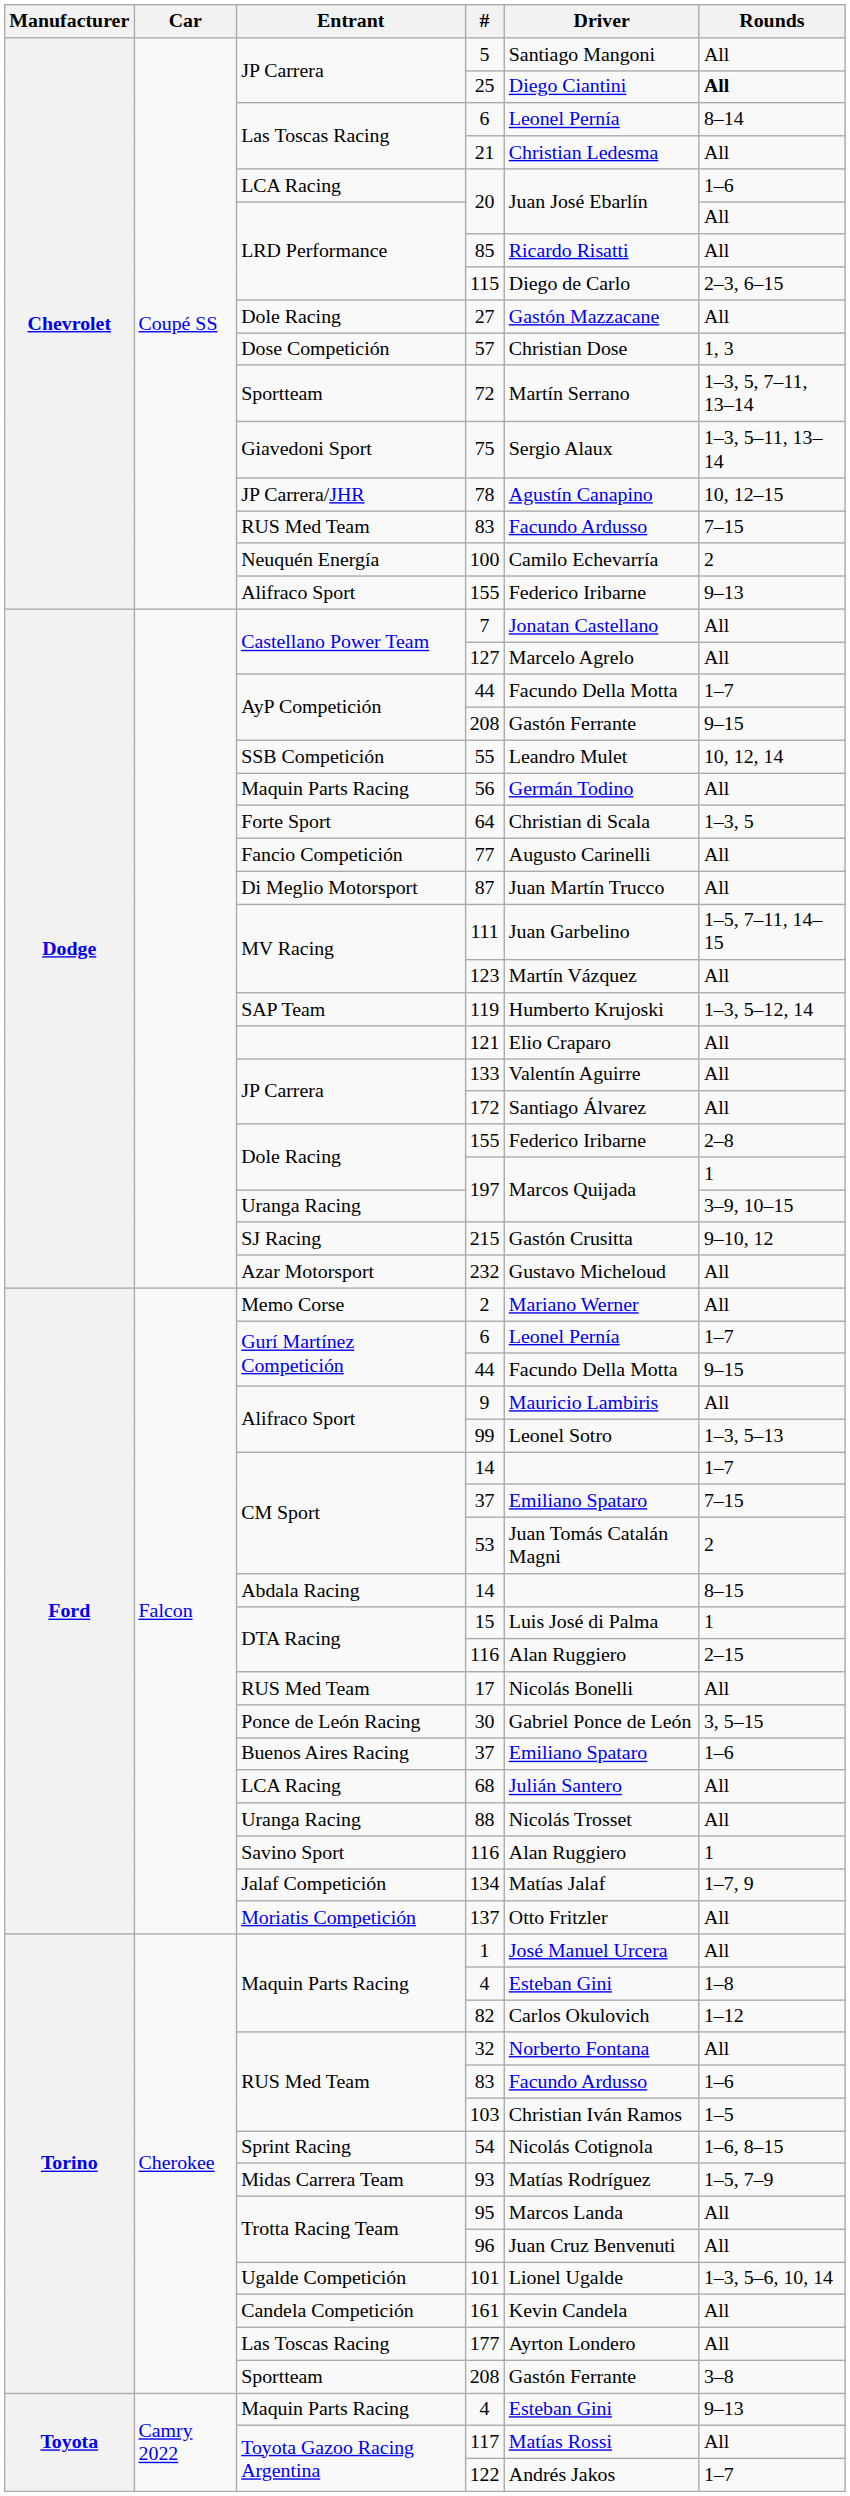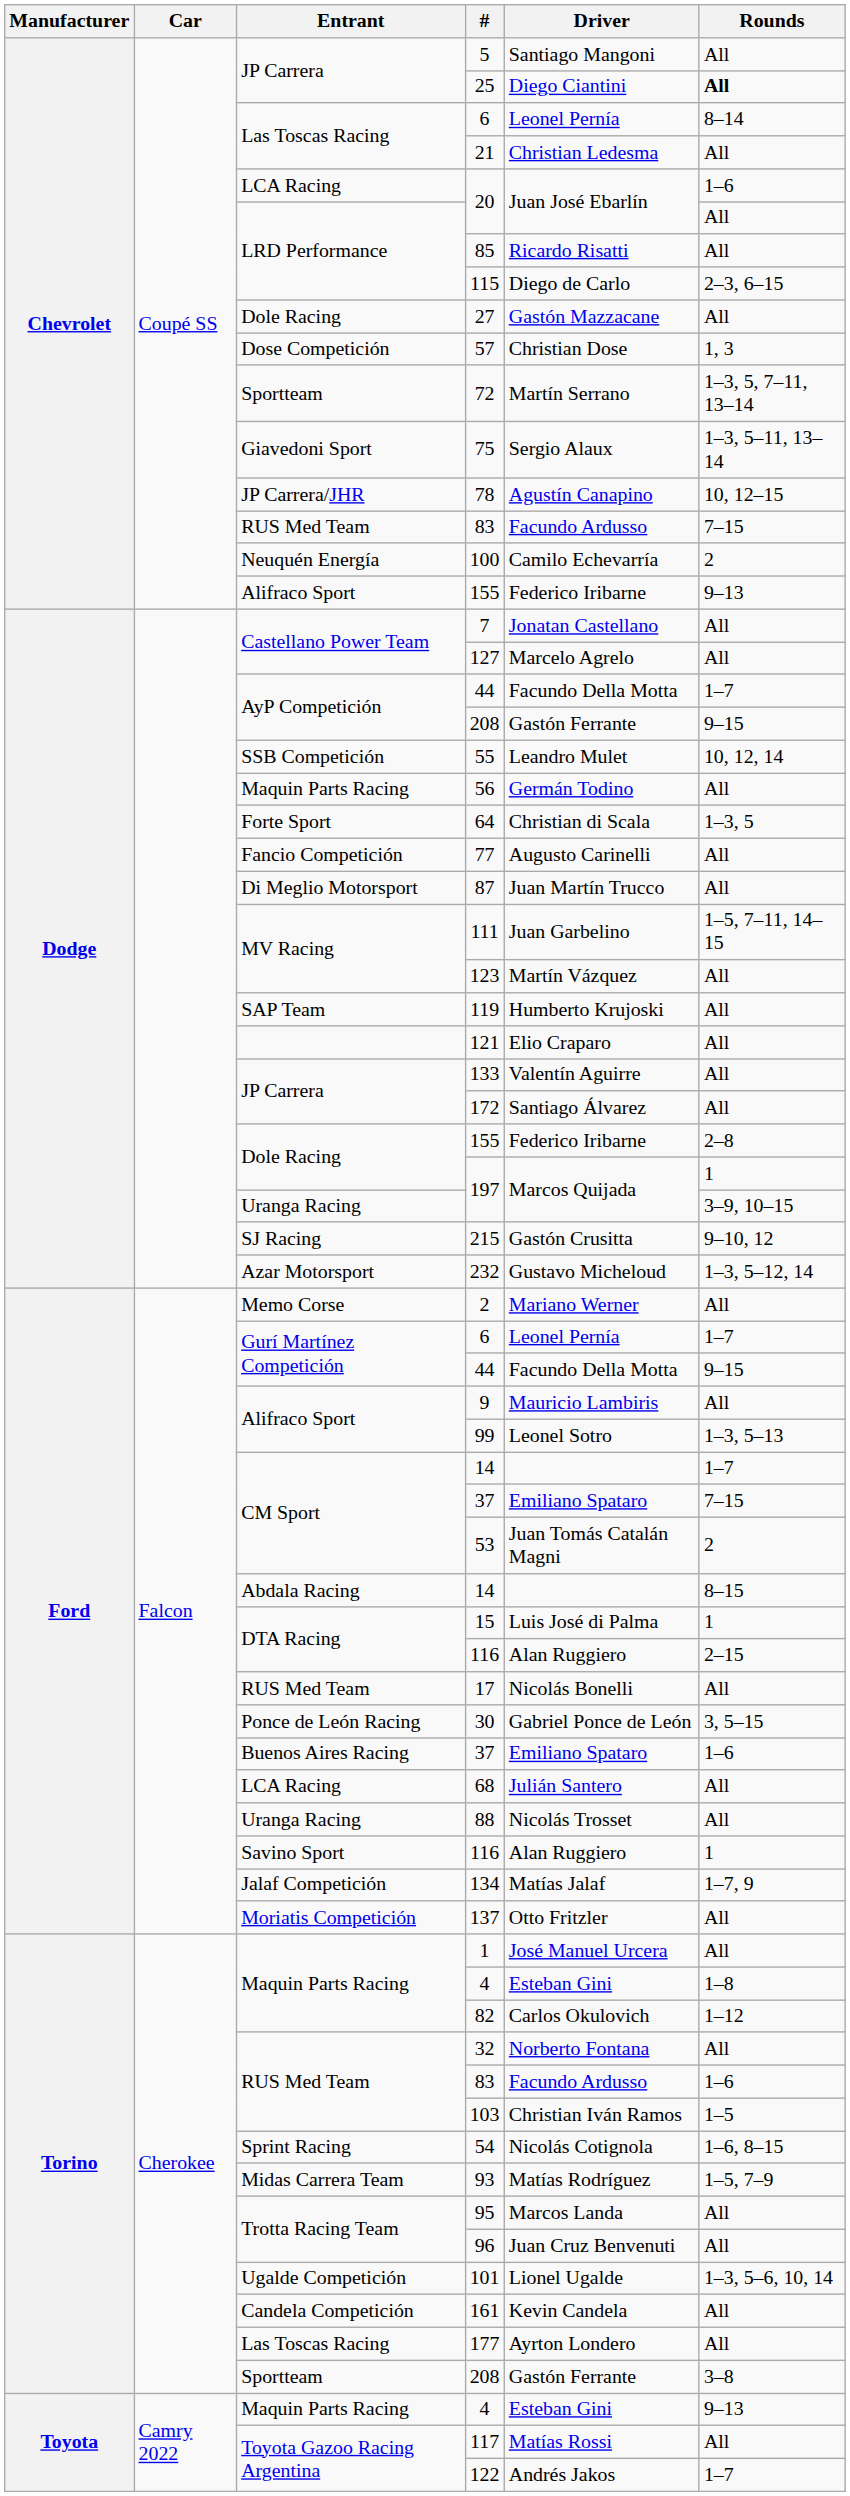(759, 1009) 1–3, 5–12, 14 -> (717, 1009) All
(717, 1271) All -> (759, 1271) 1–3, 5–12, 14
